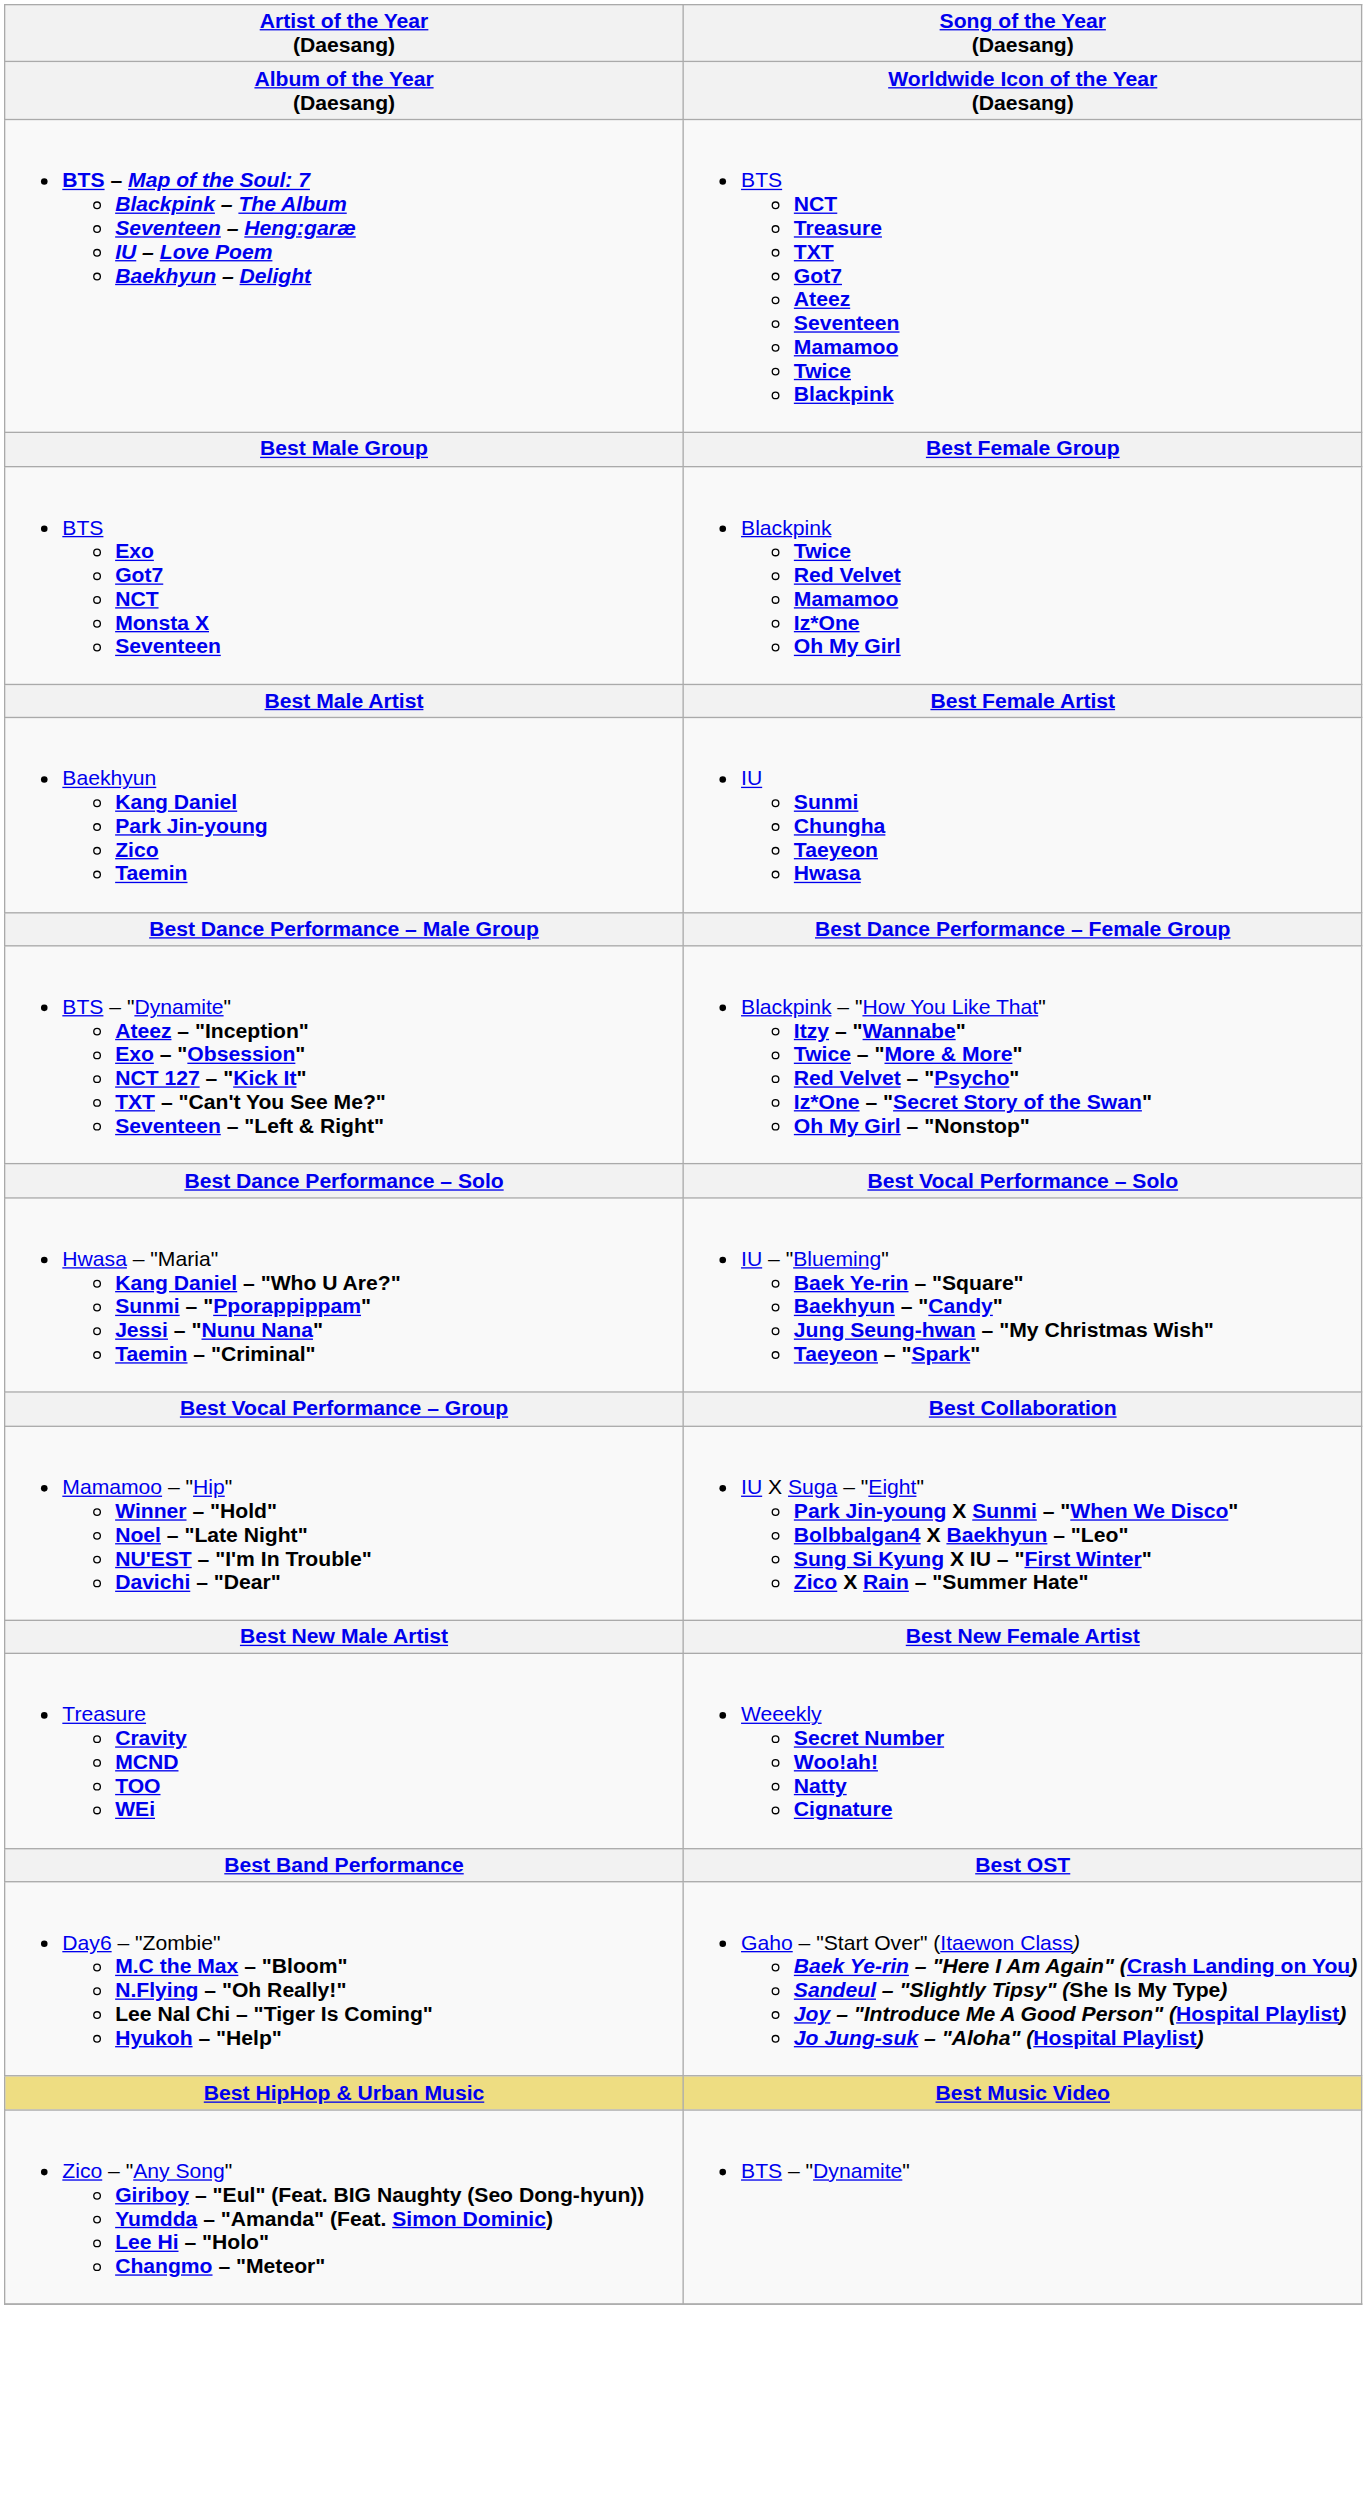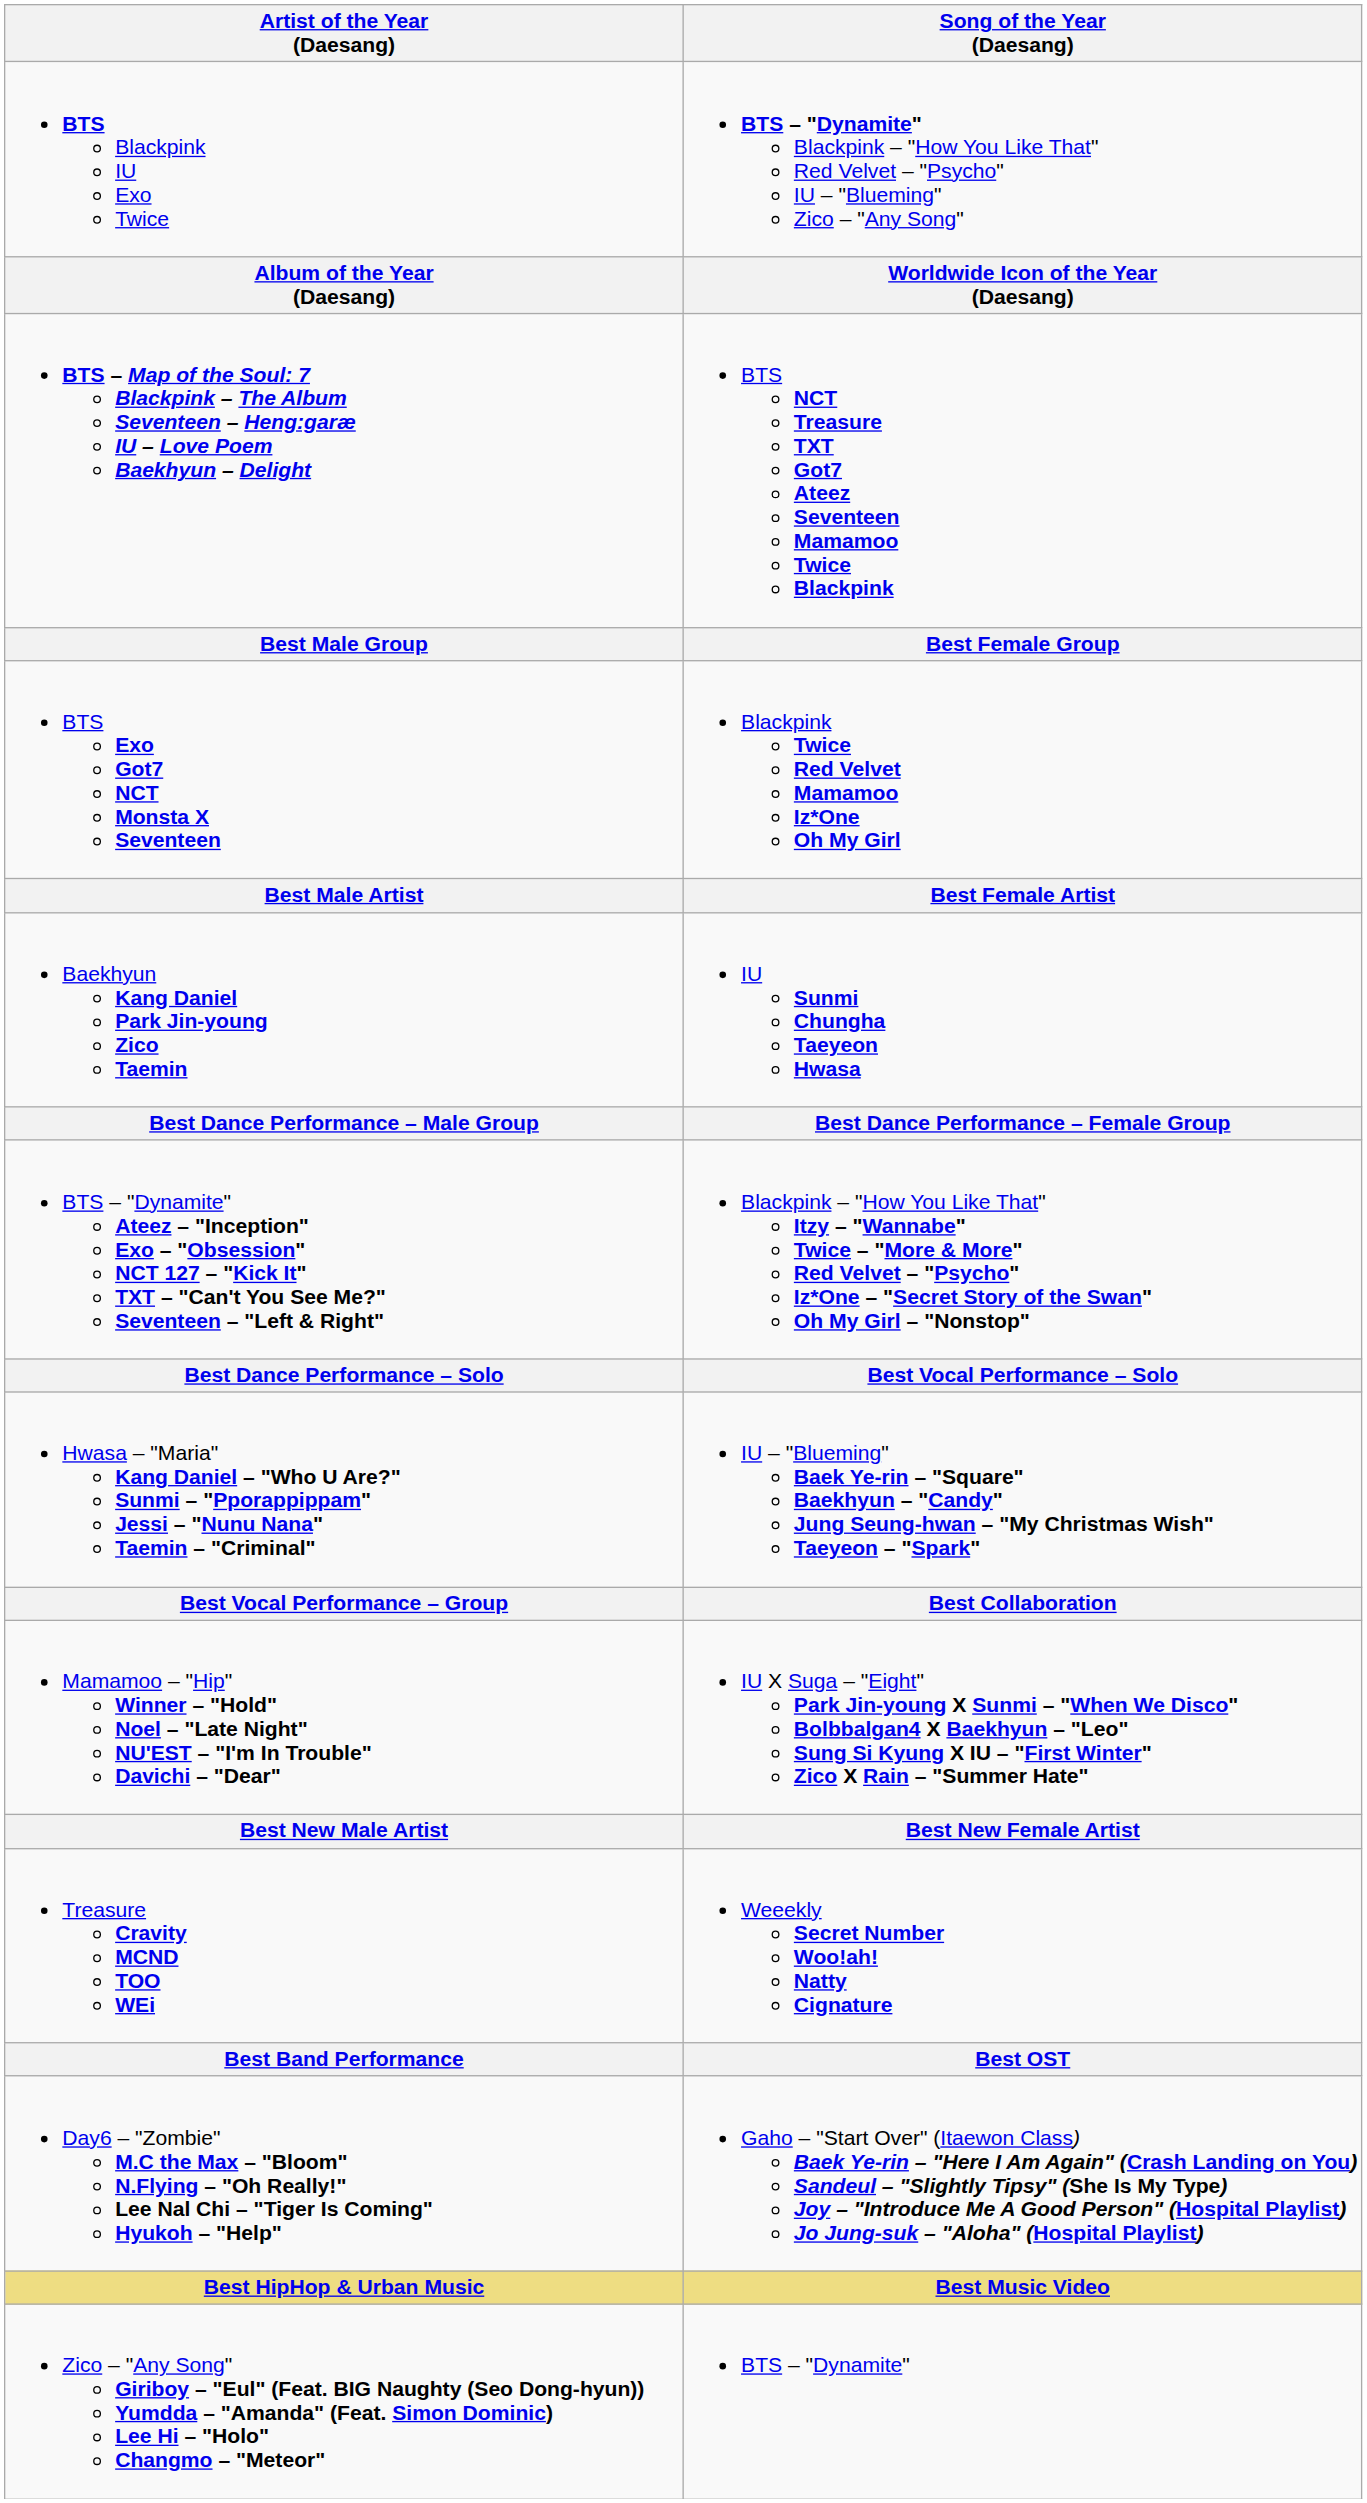+ row: (344, 171)
